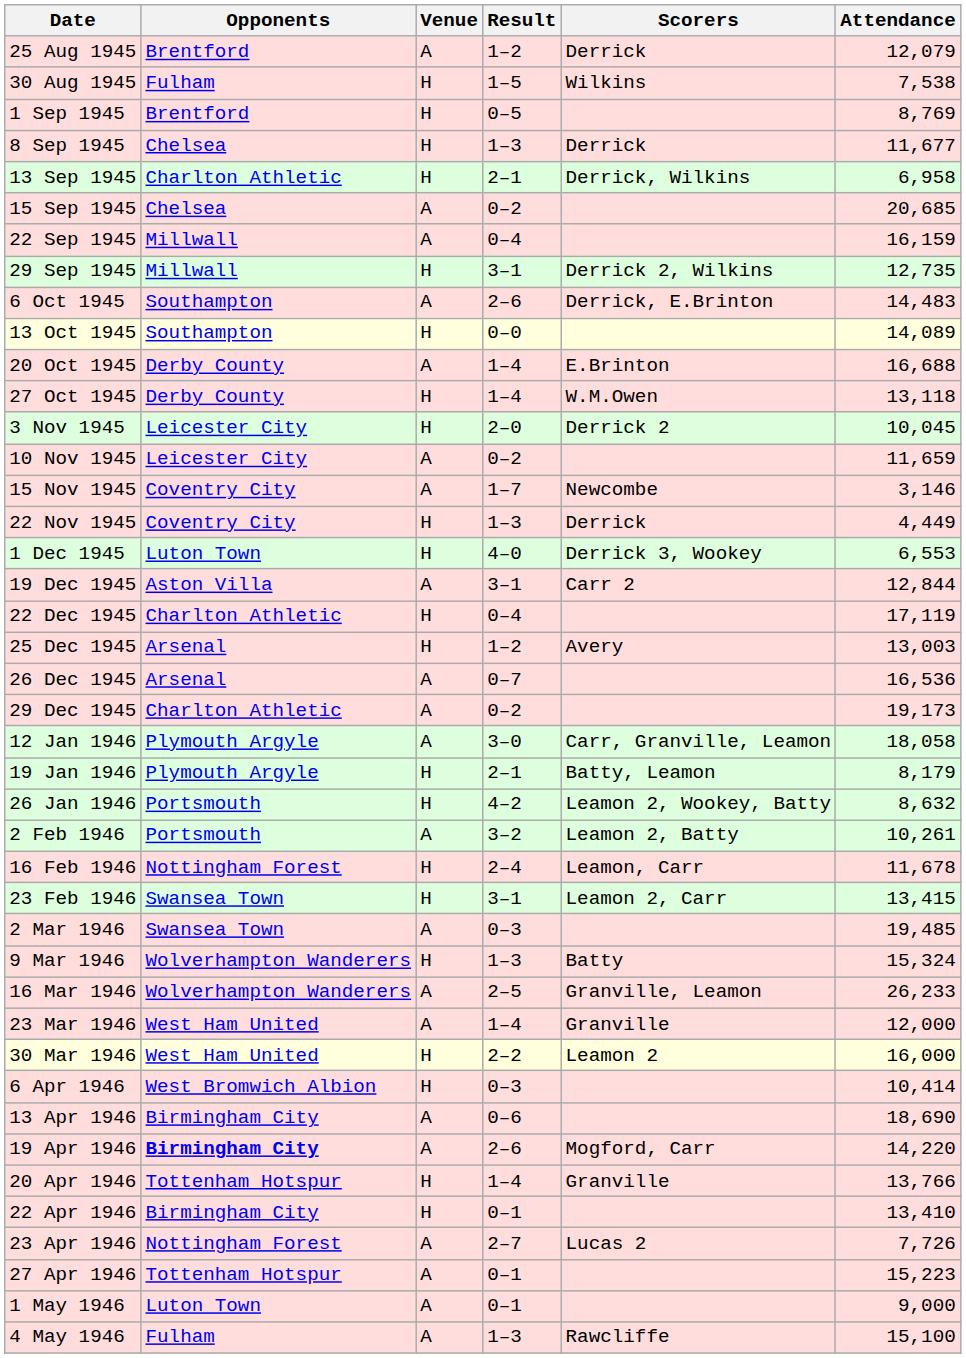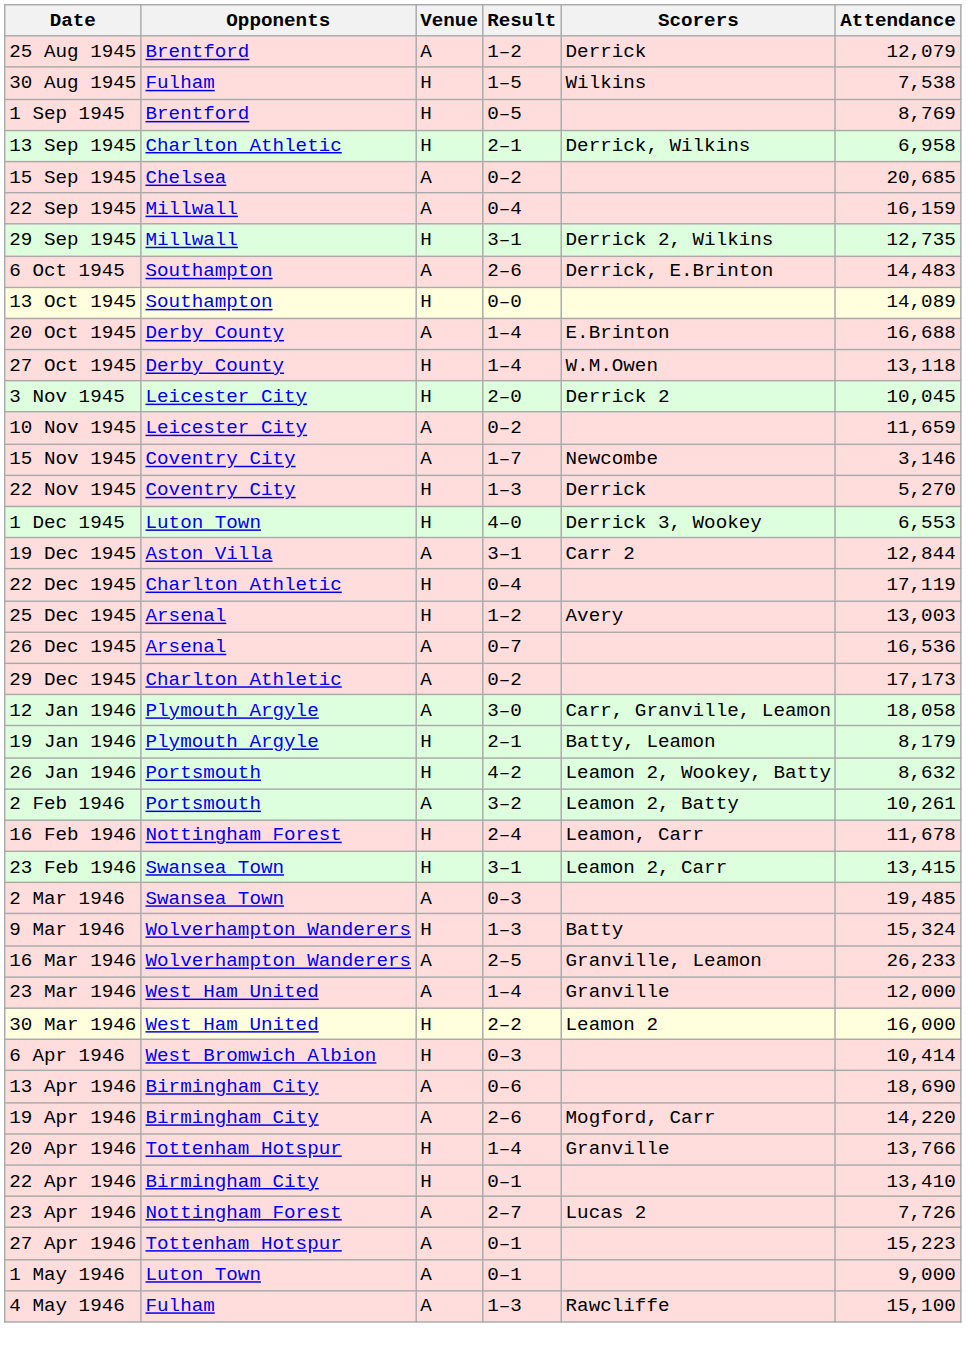- row: (67, 146)
(927, 522) 4,449 -> (927, 491) 5,270
(921, 710) 19,173 -> (921, 679) 17,173
(232, 1149) bold -> (232, 1118) normal
